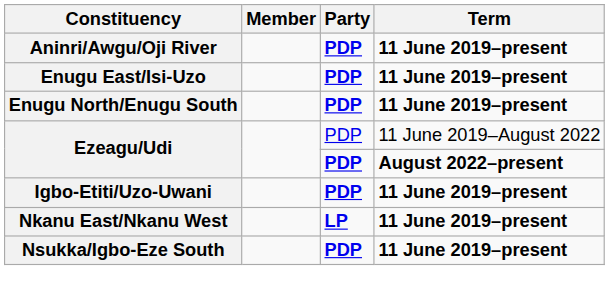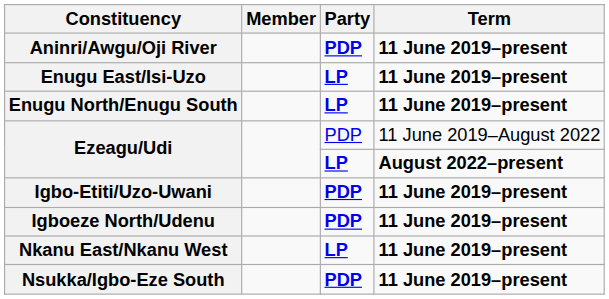(343, 76) PDP -> (336, 76) LP
(343, 105) PDP -> (336, 105) LP
(343, 163) PDP -> (336, 163) LP
+ row: (123, 221)
